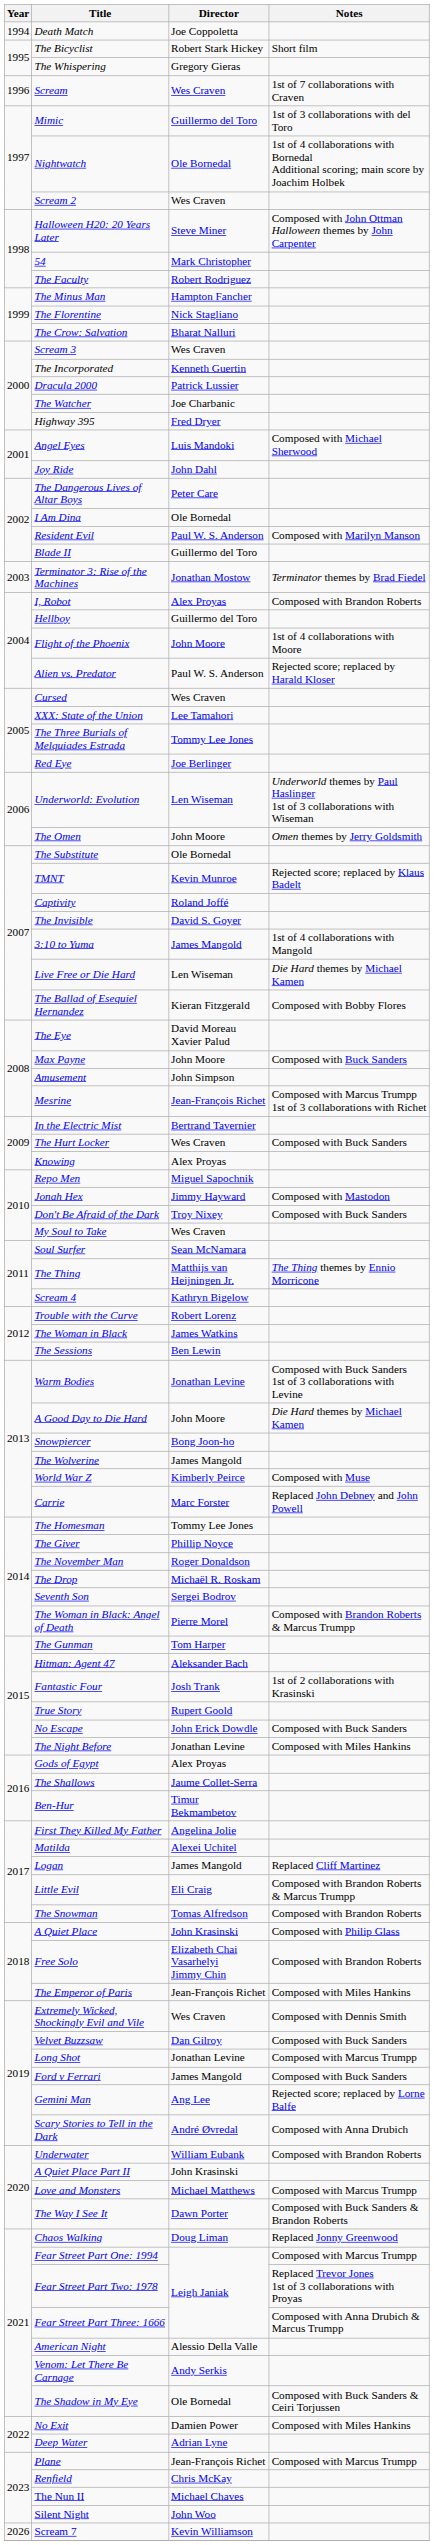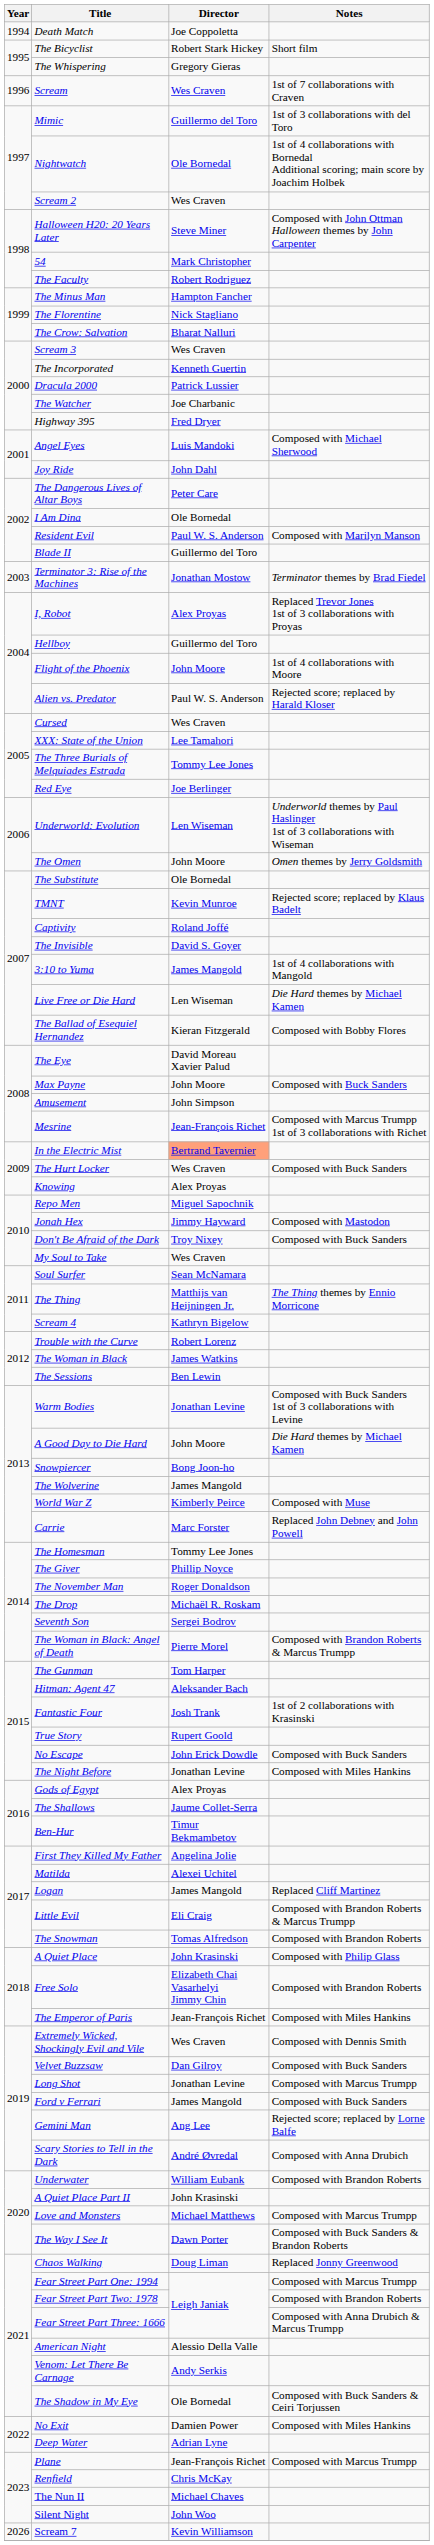(346, 601) Composed with Brandon Roberts -> (333, 613) Replaced Trevor Jones 1st of 3 collaborations with Proyas
(213, 1125) no background -> (213, 1150) lightsalmon background
(333, 2286) Replaced Trevor Jones 1st of 3 collaborations with Proyas -> (346, 2298) Composed with Brandon Roberts
